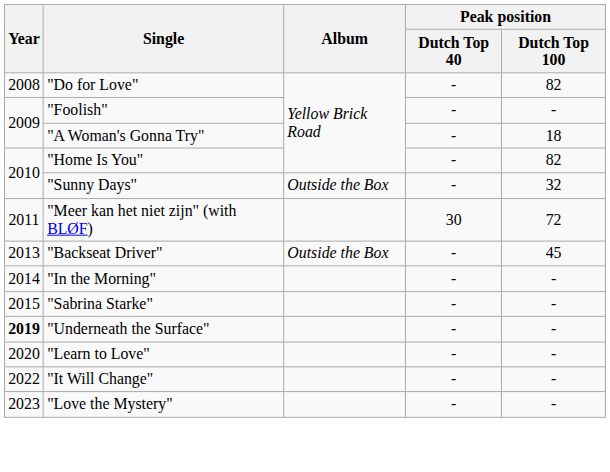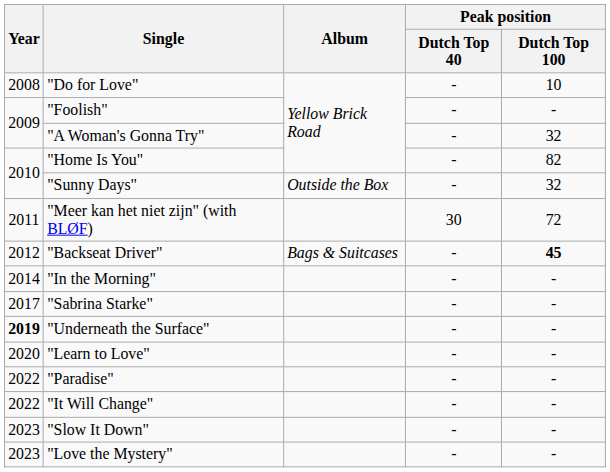(554, 85) 82 -> (554, 85) 10
(554, 135) 18 -> (554, 135) 32
(24, 253) 2013 -> (24, 253) 2012
(338, 253) Outside the Box -> (343, 253) Bags & Suitcases
(554, 253) normal -> (554, 253) bold
(24, 303) 2015 -> (24, 303) 2017
+ row: (80, 379)
+ row: (98, 429)
